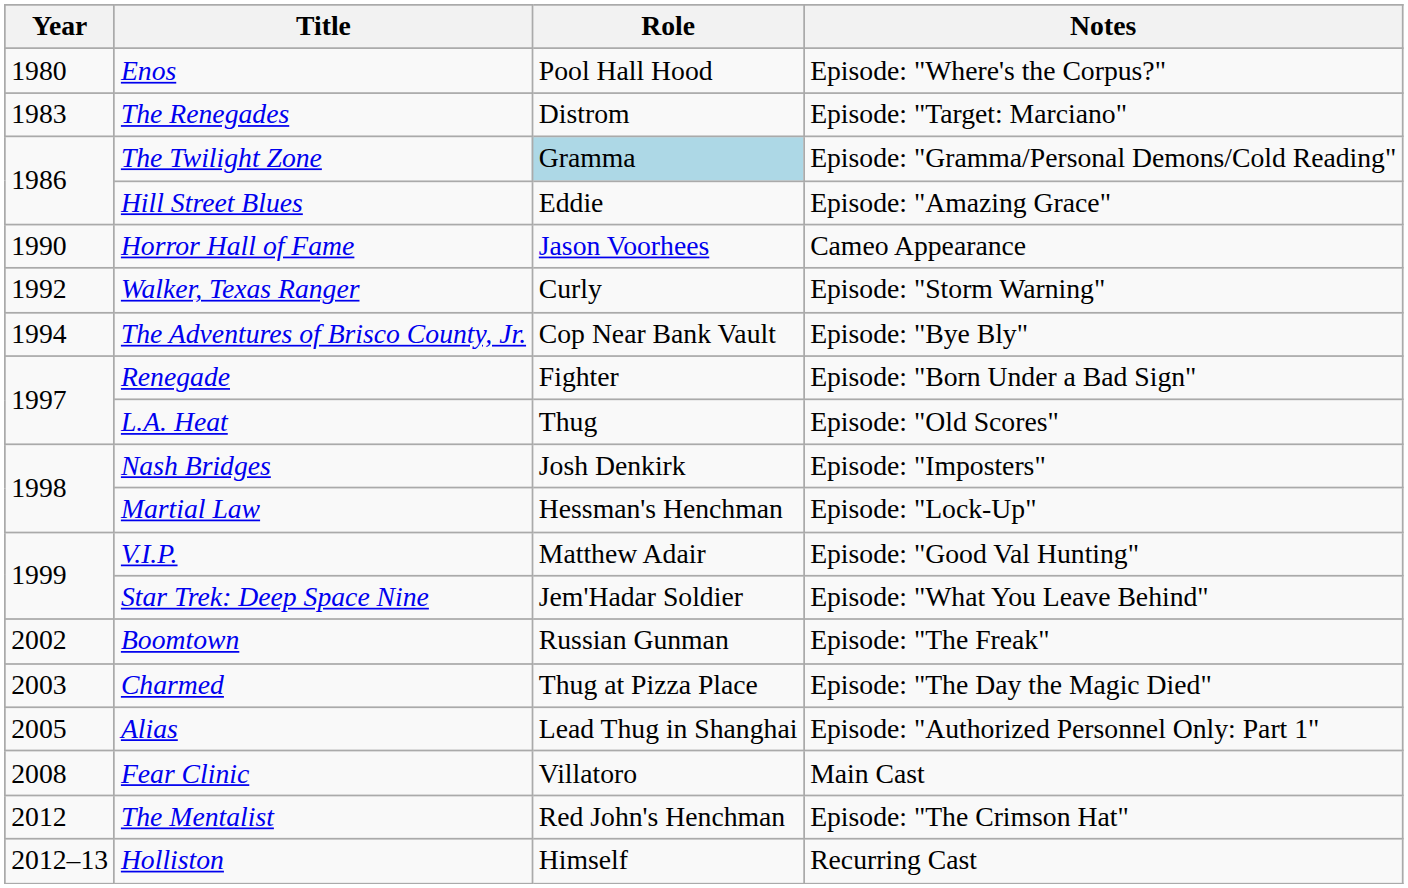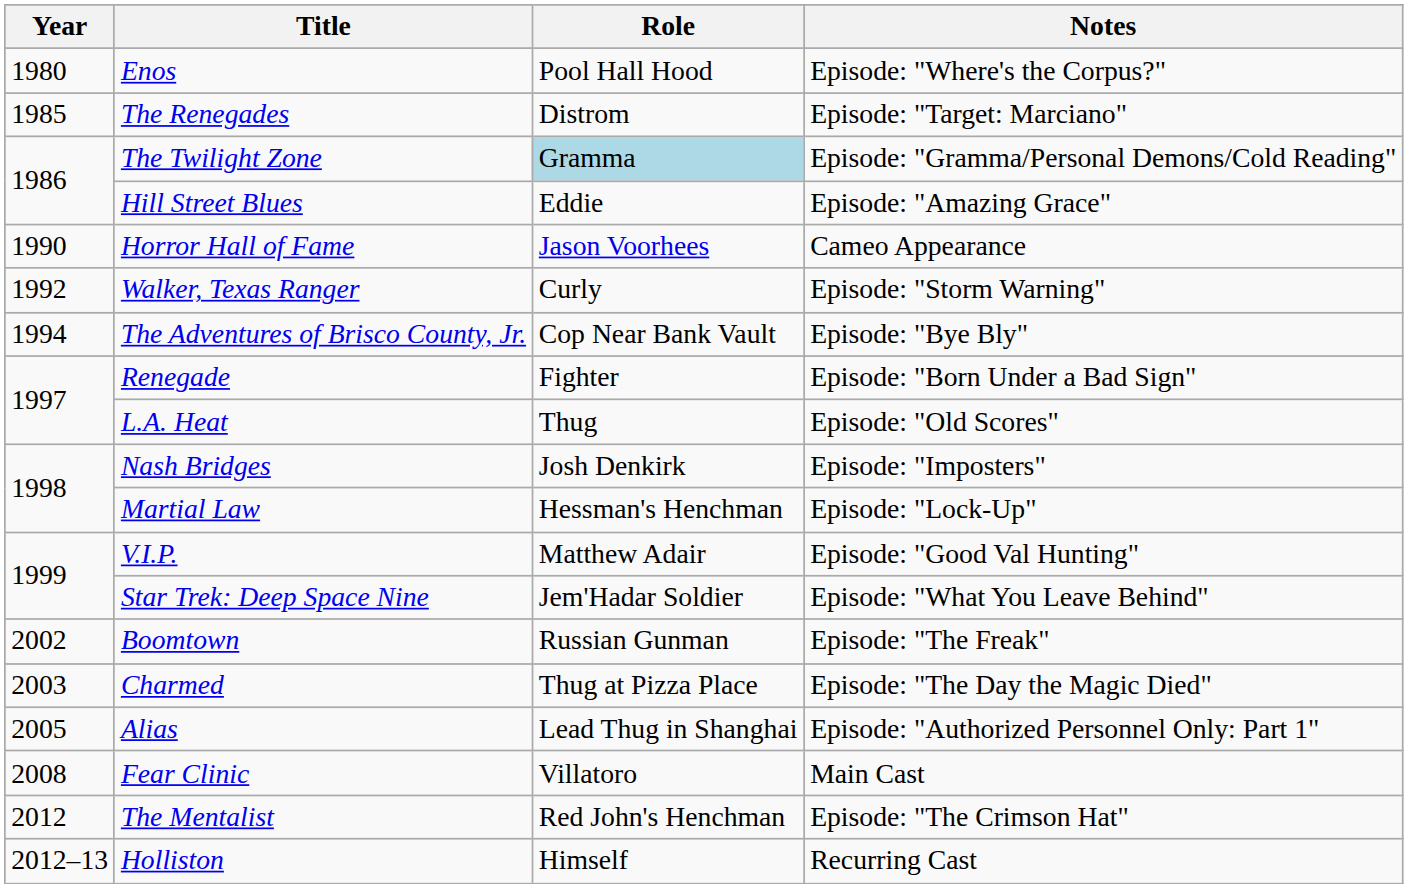(39, 114) 1983 -> (39, 114) 1985
